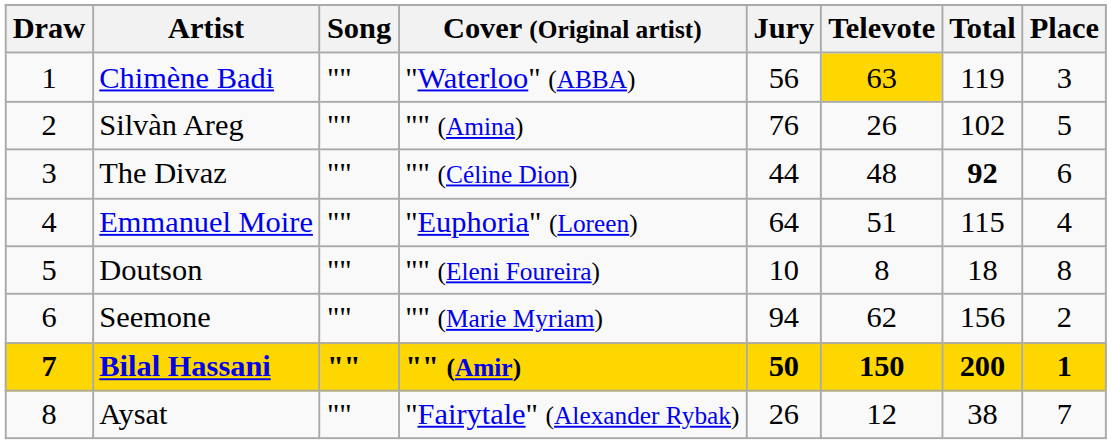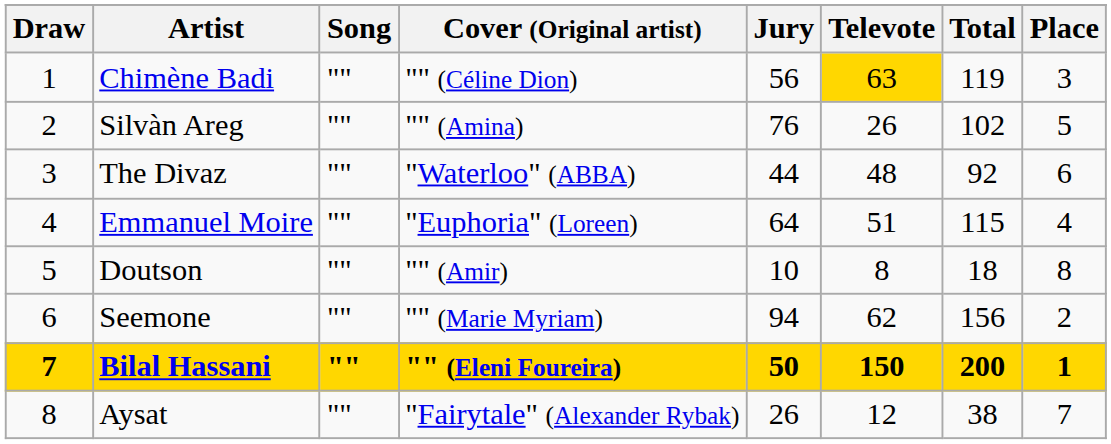(520, 76) "Waterloo" (ABBA) -> (491, 76) "" (Céline Dion)
(491, 173) "" (Céline Dion) -> (520, 173) "Waterloo" (ABBA)
(982, 173) bold -> (982, 173) normal
(503, 269) "" (Eleni Foureira) -> (457, 269) "" (Amir)
(463, 366) "" (Amir) -> (513, 366) "" (Eleni Foureira)
